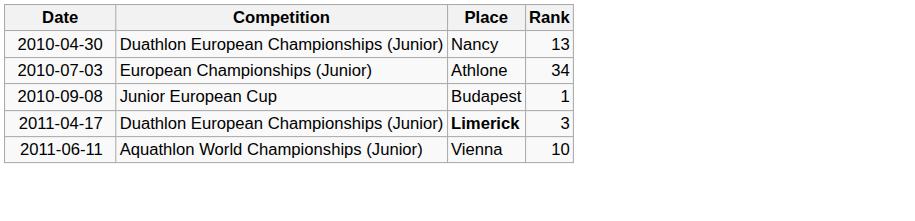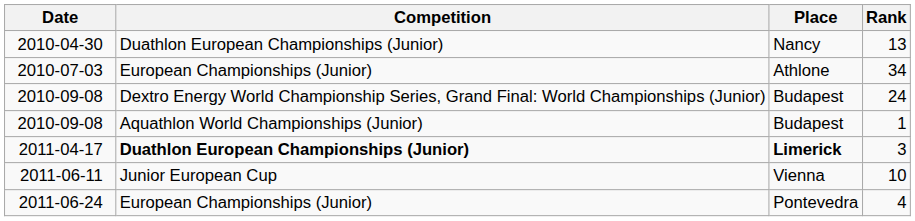+ row: (897, 96)
(198, 96) Junior European Cup -> (271, 123) Aquathlon World Championships (Junior)
(282, 123) normal -> (294, 149) bold
(271, 149) Aquathlon World Championships (Junior) -> (198, 176) Junior European Cup
+ row: (902, 202)
